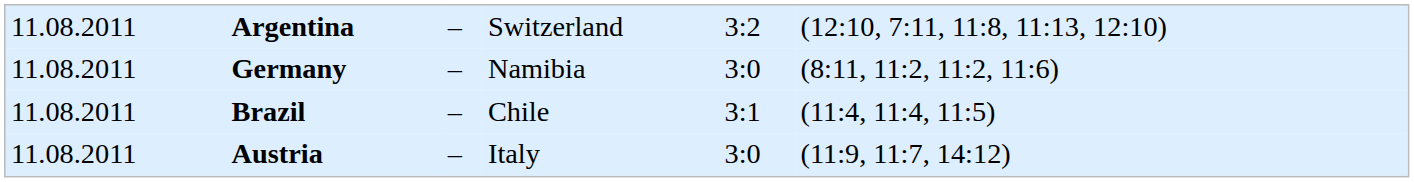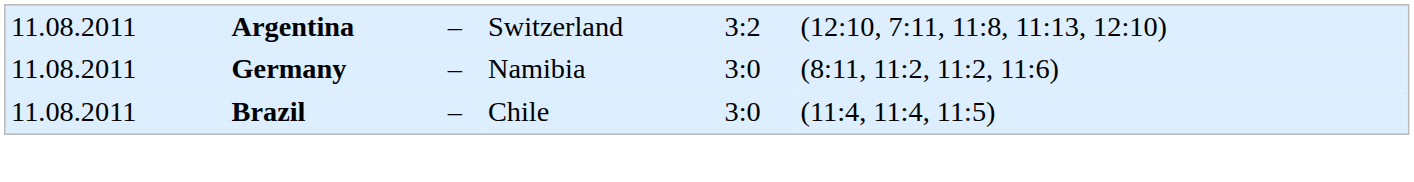(743, 111) 3:1 -> (743, 111) 3:0
- row: (277, 154)
